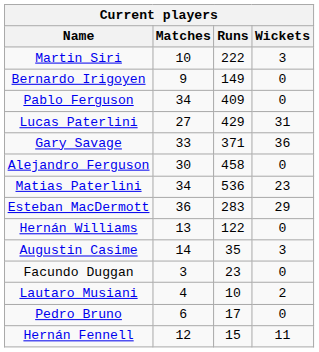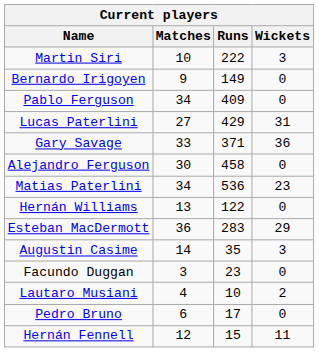rows swapped: (79, 208) <-> (79, 229)
